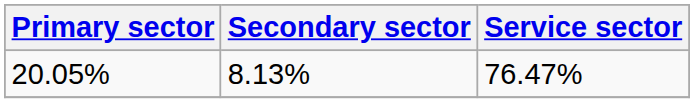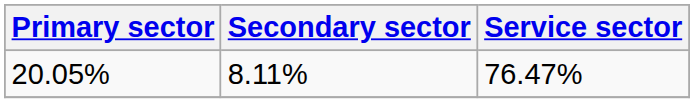(269, 73) 8.13% -> (268, 73) 8.11%
